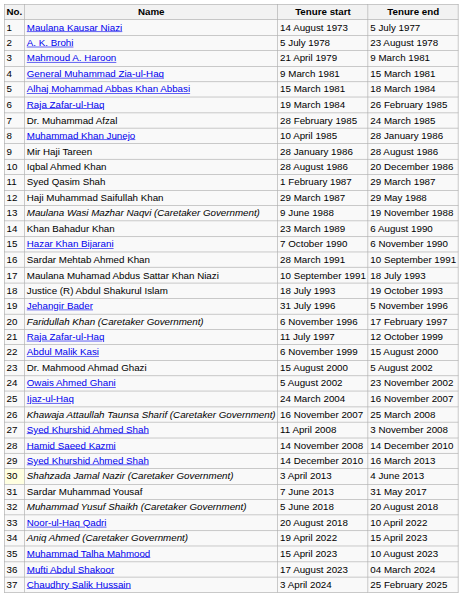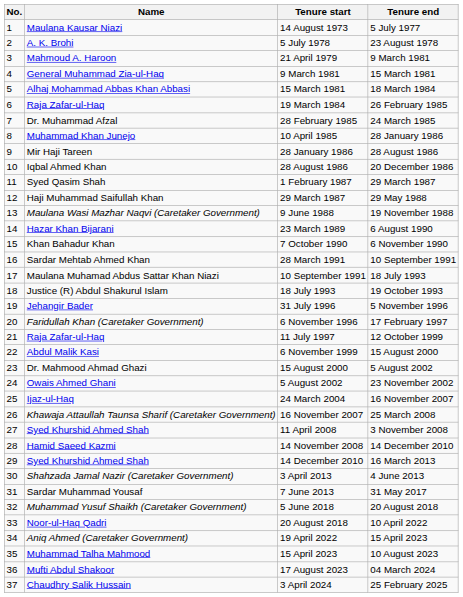(71, 228) Khan Bahadur Khan -> (70, 228) Hazar Khan Bijarani
(70, 244) Hazar Khan Bijarani -> (71, 244) Khan Bahadur Khan
(12, 476) lightyellow background -> (12, 476) no background
